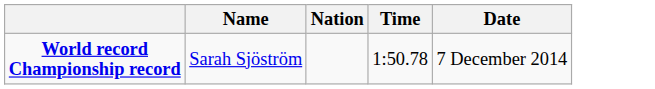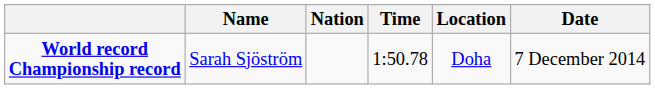+ column: (471, 19)
